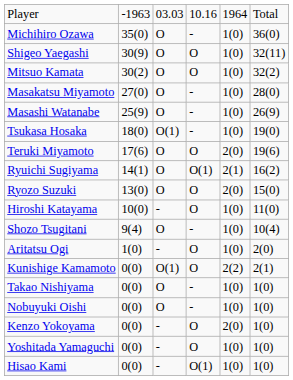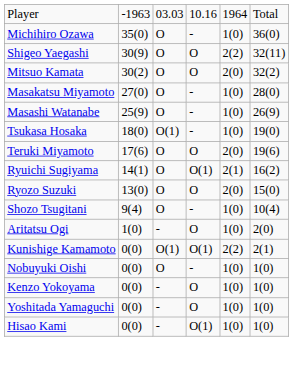(233, 53) 1(0) -> (233, 53) 2(2)
(233, 72) 1(0) -> (233, 72) 2(0)
- row: (52, 209)
(194, 268) O -> (201, 248) O(1)
- row: (50, 287)
(233, 326) 2(0) -> (233, 287) 1(0)
